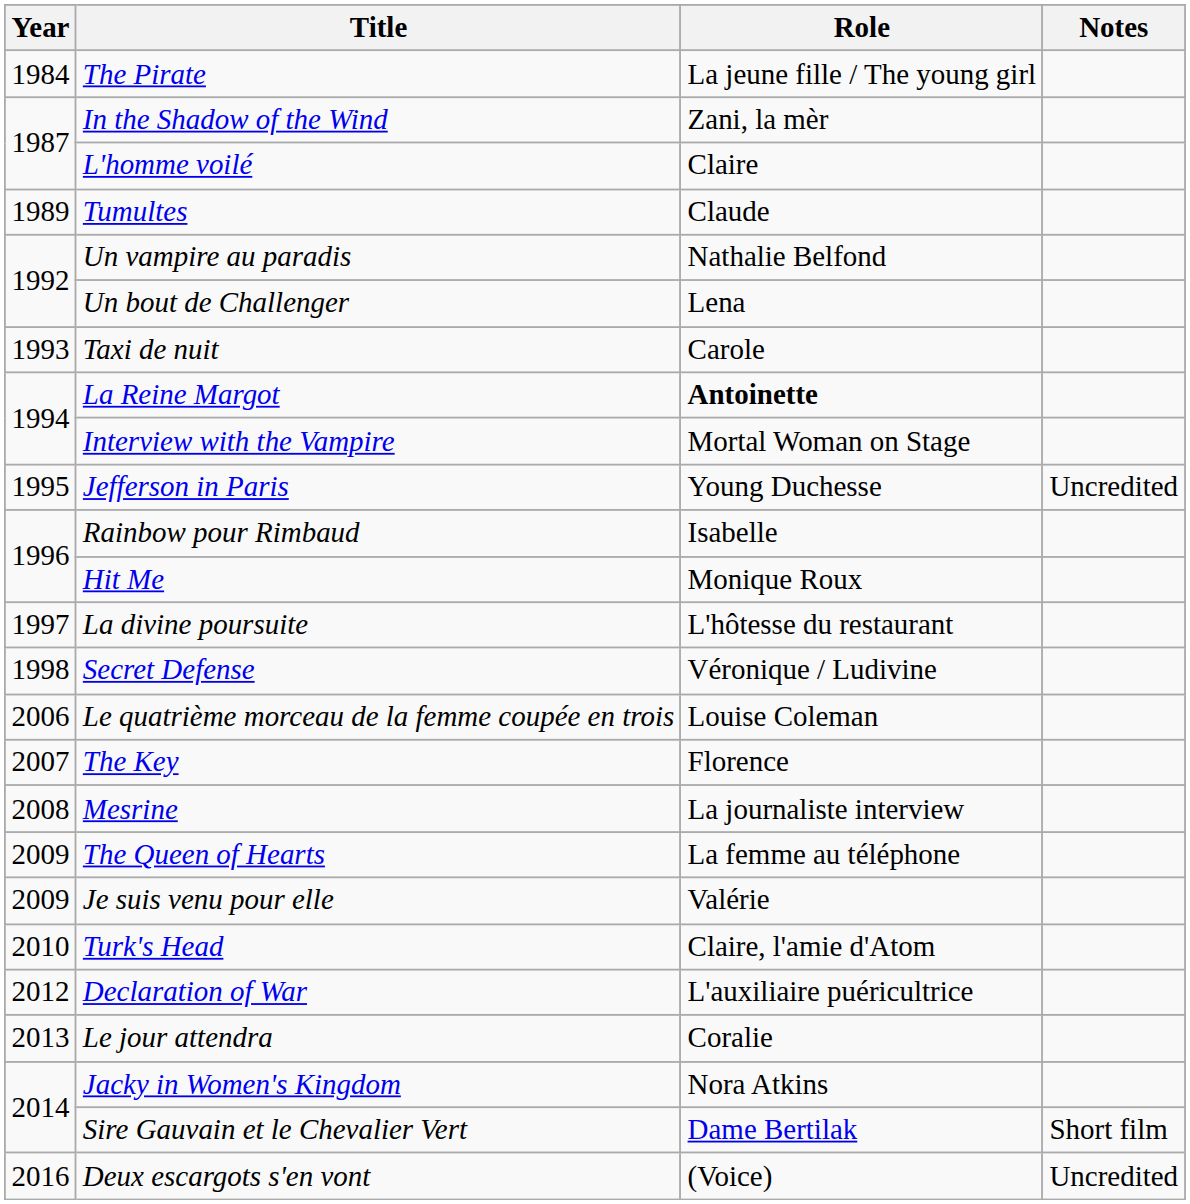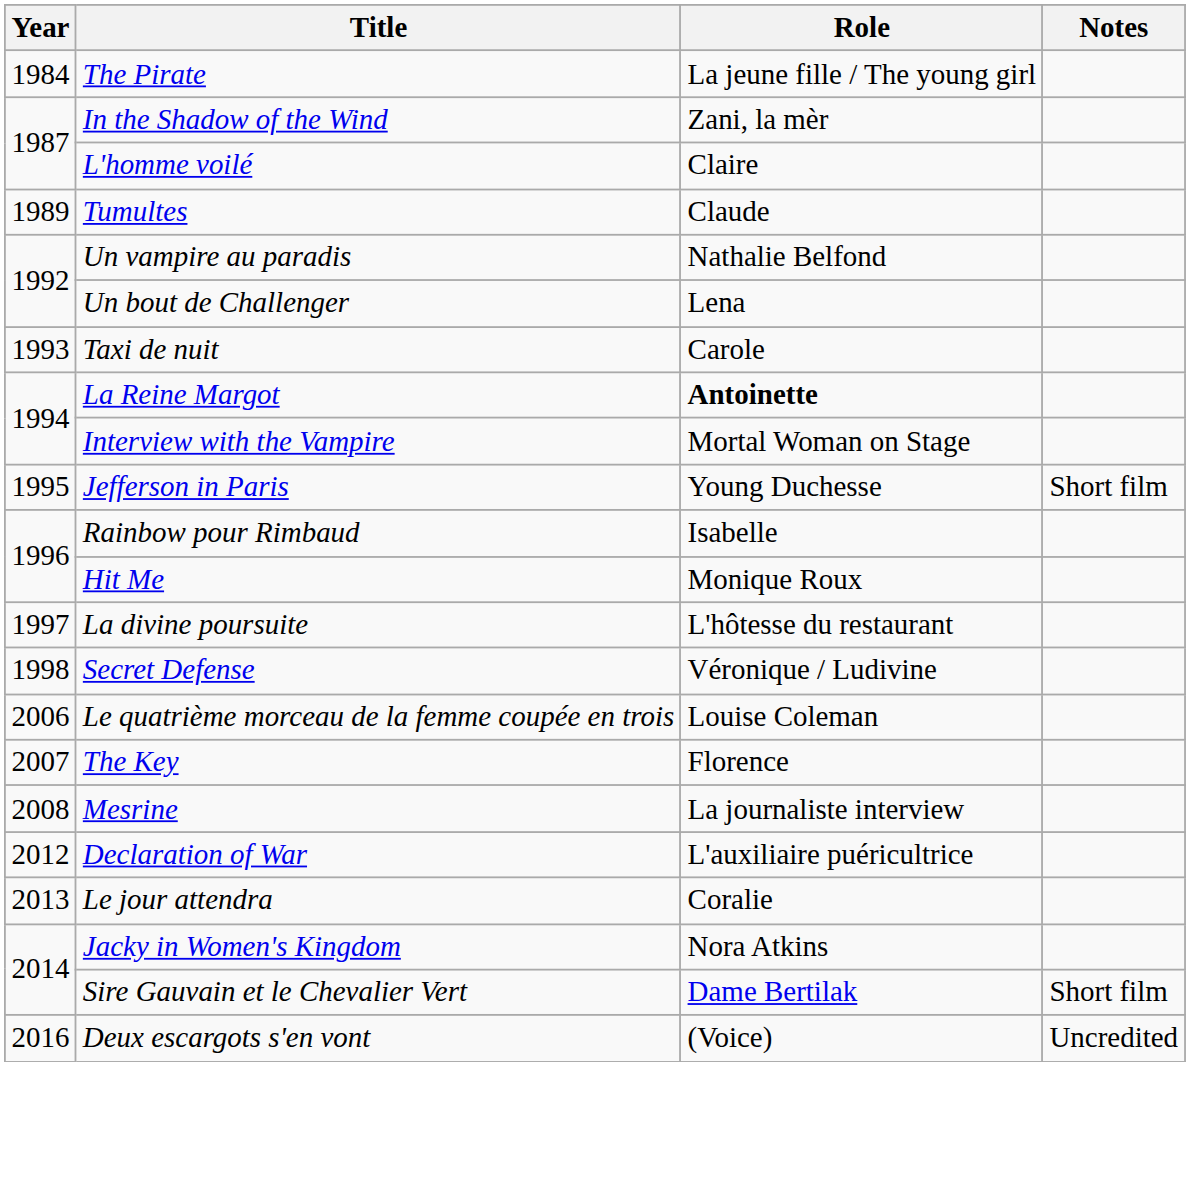(1114, 486) Uncredited -> (1109, 486) Short film
- row: (204, 854)
- row: (208, 900)
- row: (153, 946)
